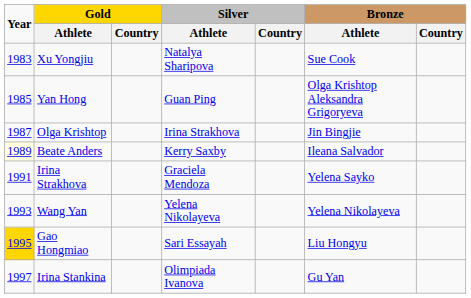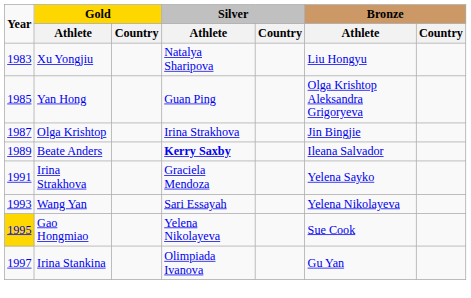(331, 59) Sue Cook -> (337, 59) Liu Hongyu
(19, 151) lightyellow background -> (19, 151) no background
(195, 151) normal -> (197, 151) bold
(192, 210) Yelena Nikolayeva -> (195, 203) Sari Essayah
(195, 243) Sari Essayah -> (192, 229) Yelena Nikolayeva
(337, 243) Liu Hongyu -> (331, 229) Sue Cook
